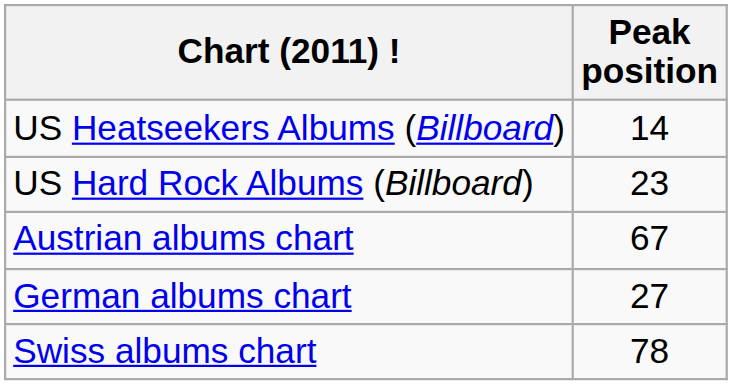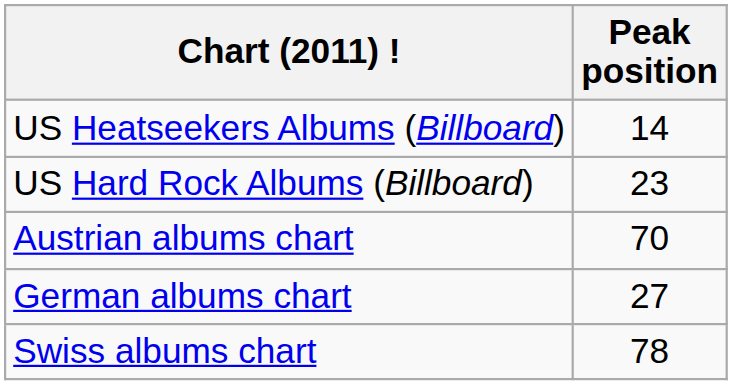(650, 239) 67 -> (650, 239) 70
